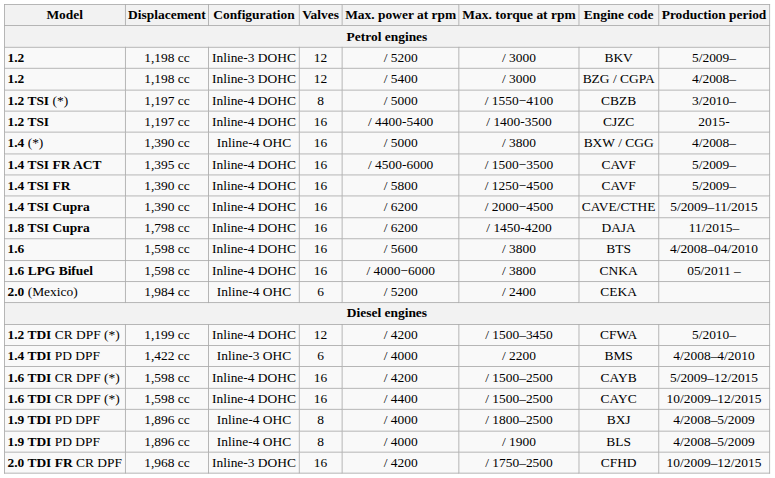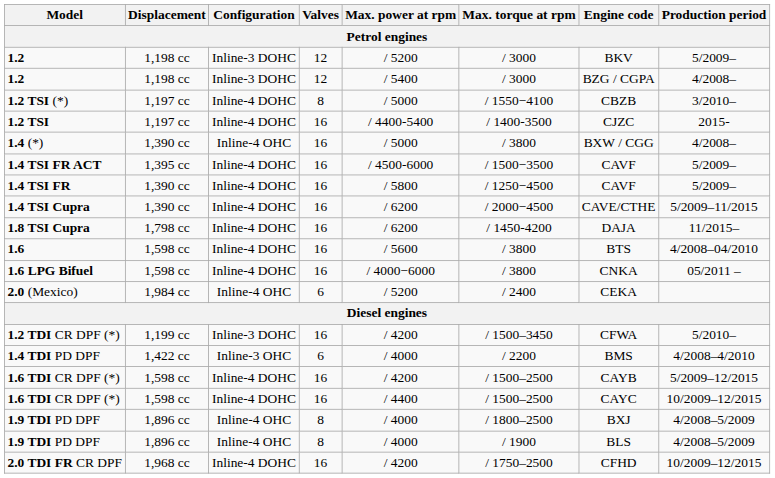(254, 334) Inline-4 DOHC -> (254, 334) Inline-3 DOHC
(321, 334) 12 -> (321, 334) 16
(254, 462) Inline-3 DOHC -> (254, 462) Inline-4 DOHC
